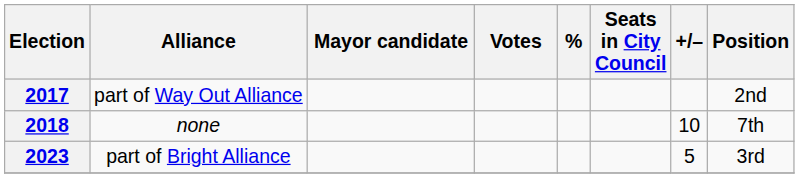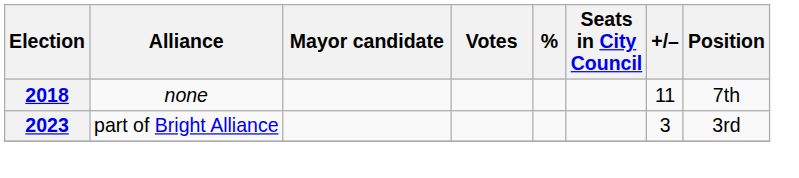- row: (47, 94)
(689, 125) 10 -> (665, 94) 11
(689, 156) 5 -> (665, 125) 3
